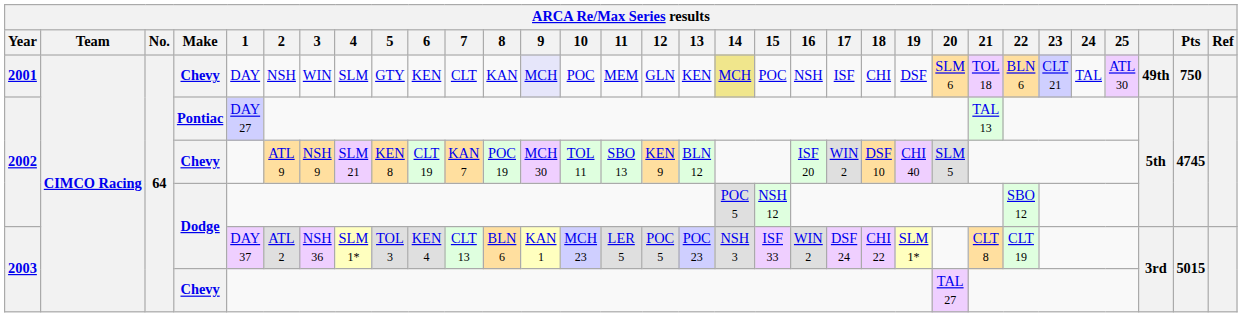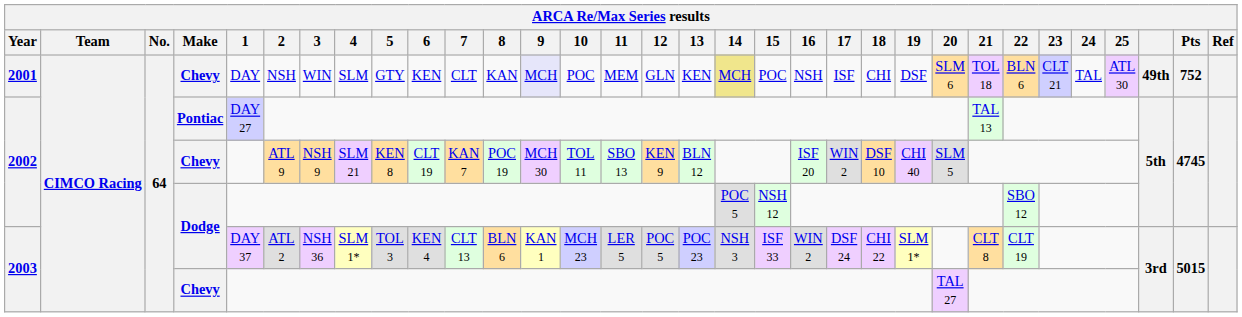(1191, 75) 750 -> (1191, 75) 752
